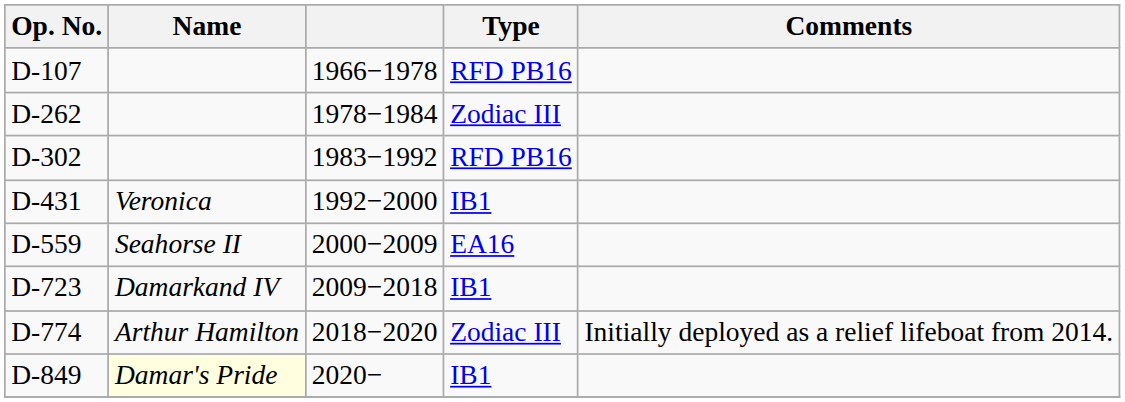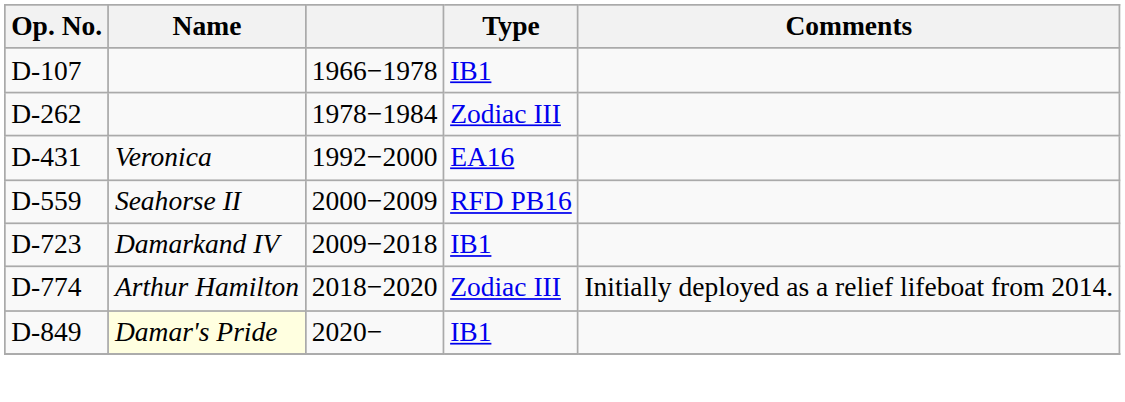(511, 69) RFD PB16 -> (471, 69) IB1
- row: (46, 157)
(471, 200) IB1 -> (482, 157) EA16
(482, 244) EA16 -> (511, 200) RFD PB16
